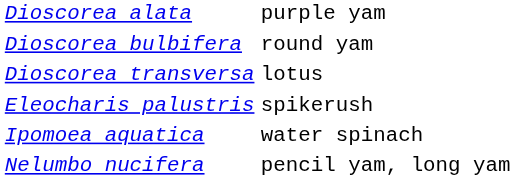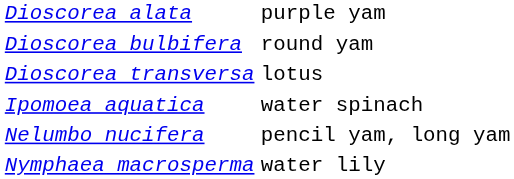- row: (130, 105)
+ row: (130, 166)
